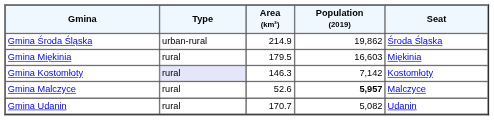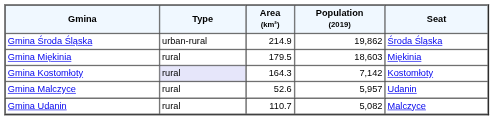(368, 57) 16,603 -> (368, 57) 18,603
(280, 73) 146.3 -> (280, 73) 164.3
(371, 89) bold -> (371, 89) normal
(407, 89) Malczyce -> (402, 89) Udanin
(280, 106) 170.7 -> (281, 106) 110.7
(402, 106) Udanin -> (407, 106) Malczyce
